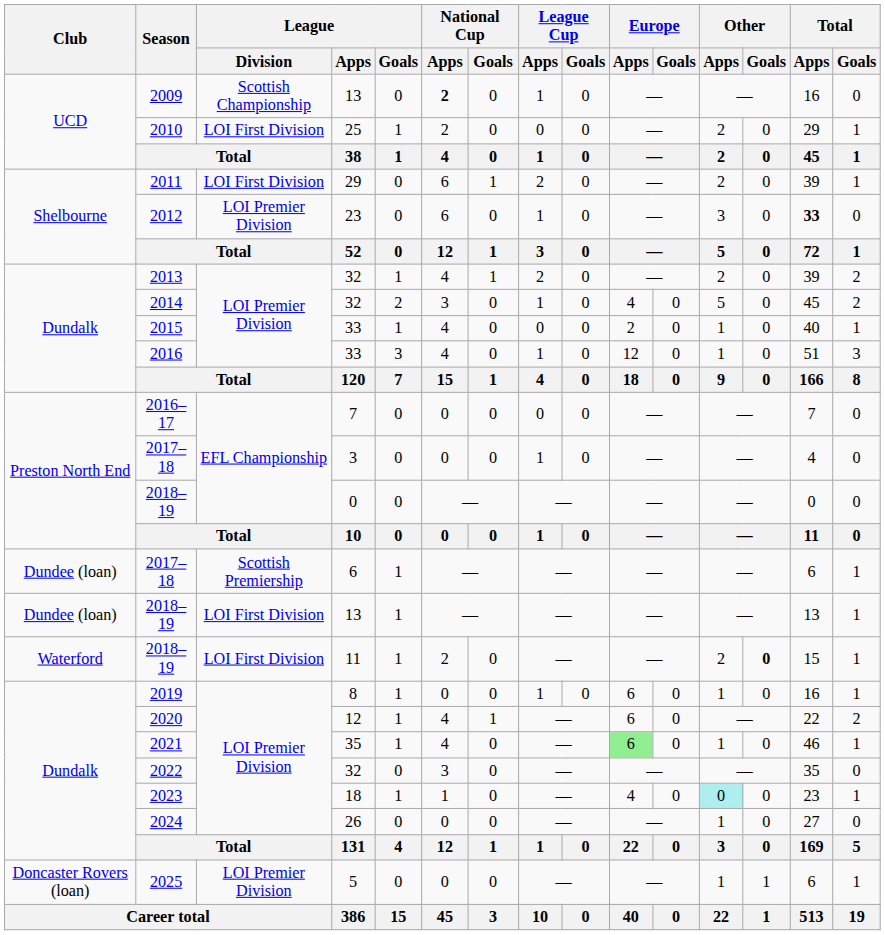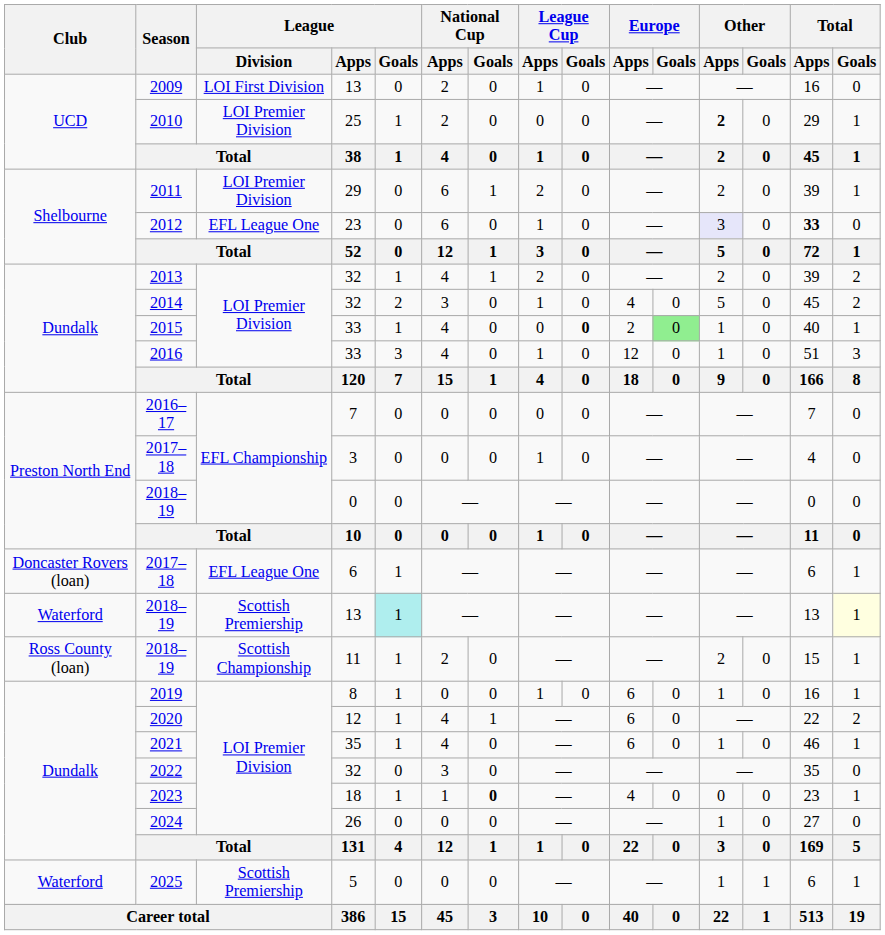(264, 95) Scottish Championship -> (264, 86) LOI First Division
(445, 95) bold -> (445, 86) normal
(264, 130) LOI First Division -> (264, 121) LOI Premier Division
(721, 130) normal -> (721, 121) bold
(264, 181) LOI First Division -> (264, 190) LOI Premier Division
(264, 216) LOI Premier Division -> (264, 225) EFL League One
(721, 216) no background -> (721, 225) lavender background
(585, 328) normal -> (585, 328) bold
(676, 328) no background -> (676, 328) lightgreen background
(70, 571) Dundee (loan) -> (70, 571) Doncaster Rovers (loan)
(264, 571) Scottish Premiership -> (264, 571) EFL League One
(70, 614) Dundee (loan) -> (70, 614) Waterford
(264, 614) LOI First Division -> (264, 614) Scottish Premiership
(398, 614) no background -> (398, 614) paleturquoise background
(857, 614) no background -> (857, 614) lightyellow background
(70, 658) Waterford -> (70, 658) Ross County (loan)
(264, 658) LOI First Division -> (264, 658) Scottish Championship
(766, 658) bold -> (766, 658) normal
(631, 744) lightgreen background -> (631, 744) no background
(493, 796) normal -> (493, 796) bold
(721, 796) paleturquoise background -> (721, 796) no background
(70, 882) Doncaster Rovers (loan) -> (70, 882) Waterford
(264, 882) LOI Premier Division -> (264, 882) Scottish Premiership
